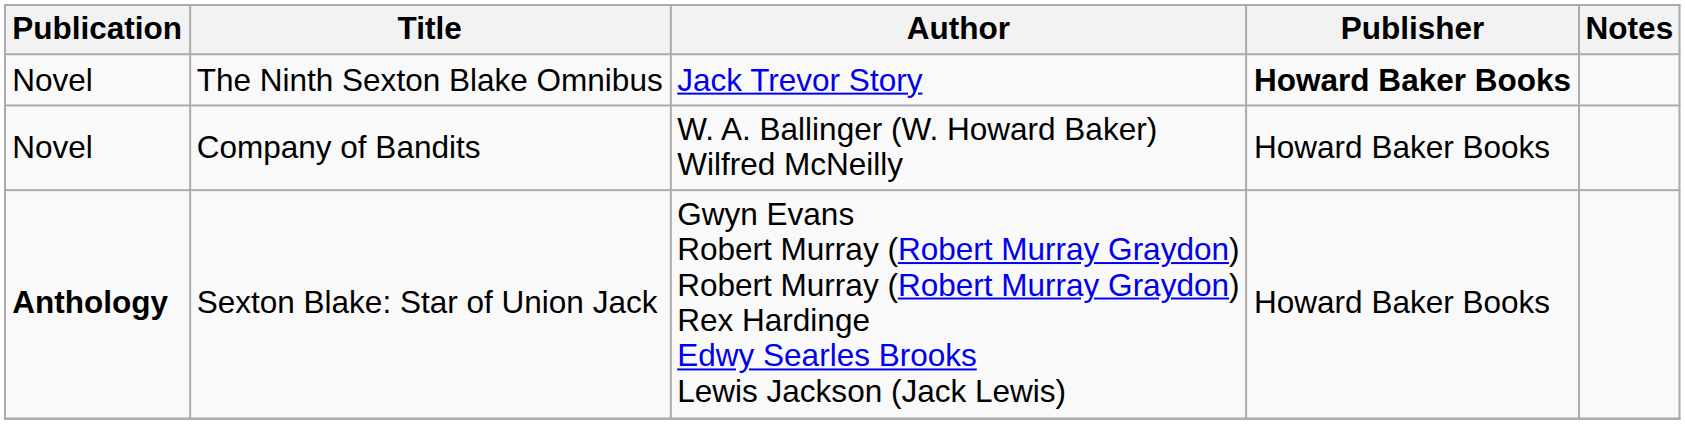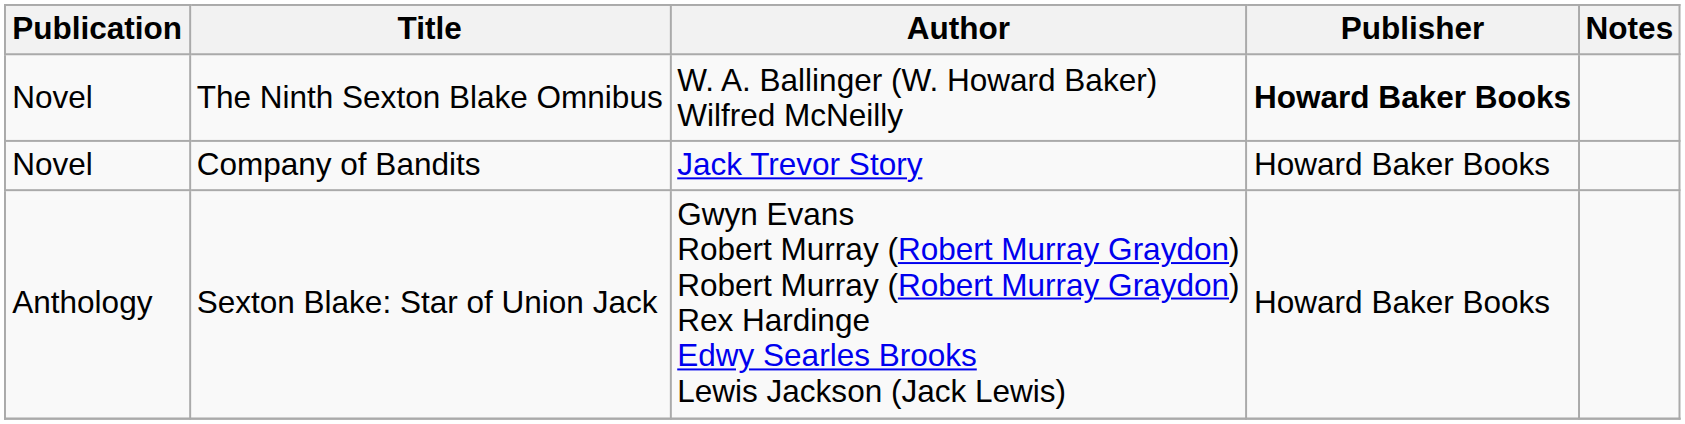(800, 79) Jack Trevor Story -> (917, 97) W. A. Ballinger (W. Howard Baker) Wilfred McNeilly
(917, 147) W. A. Ballinger (W. Howard Baker) Wilfred McNeilly -> (800, 164) Jack Trevor Story
(90, 303) bold -> (82, 303) normal
